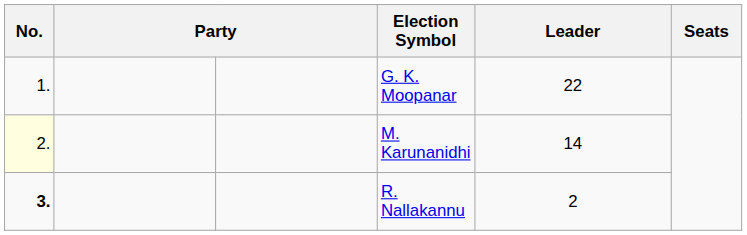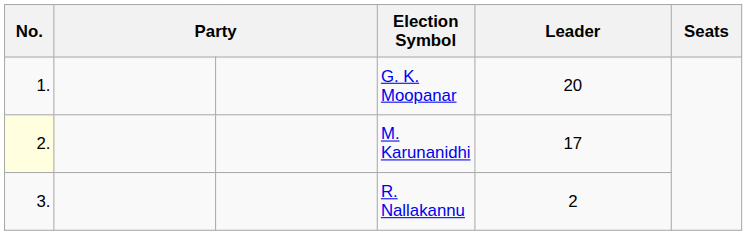(573, 85) 22 -> (573, 85) 20
(573, 143) 14 -> (573, 143) 17
(43, 201) bold -> (43, 201) normal
